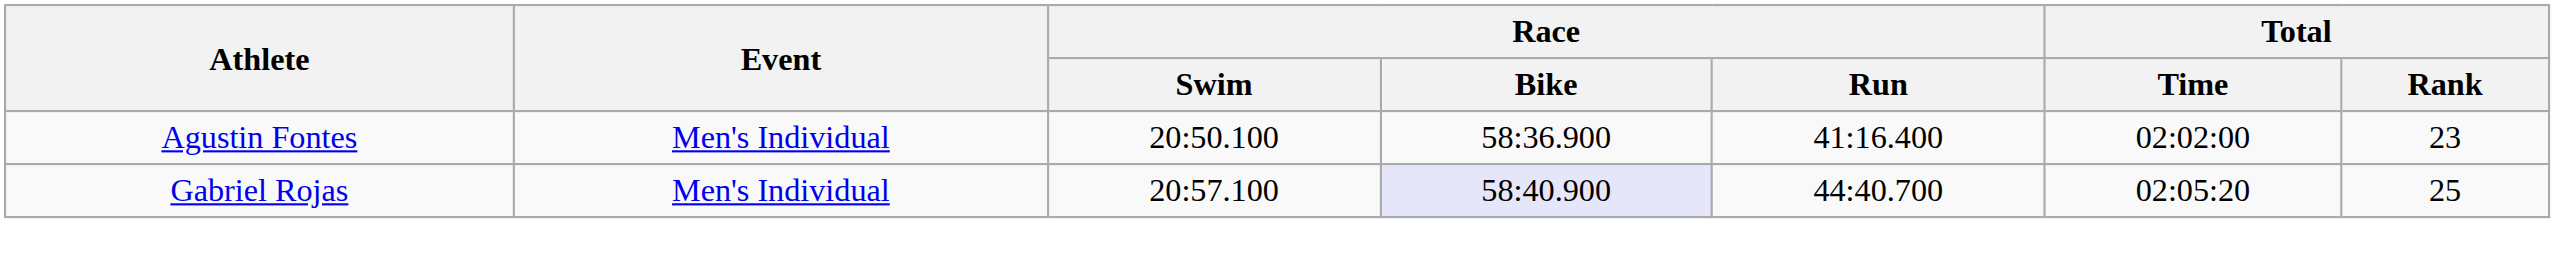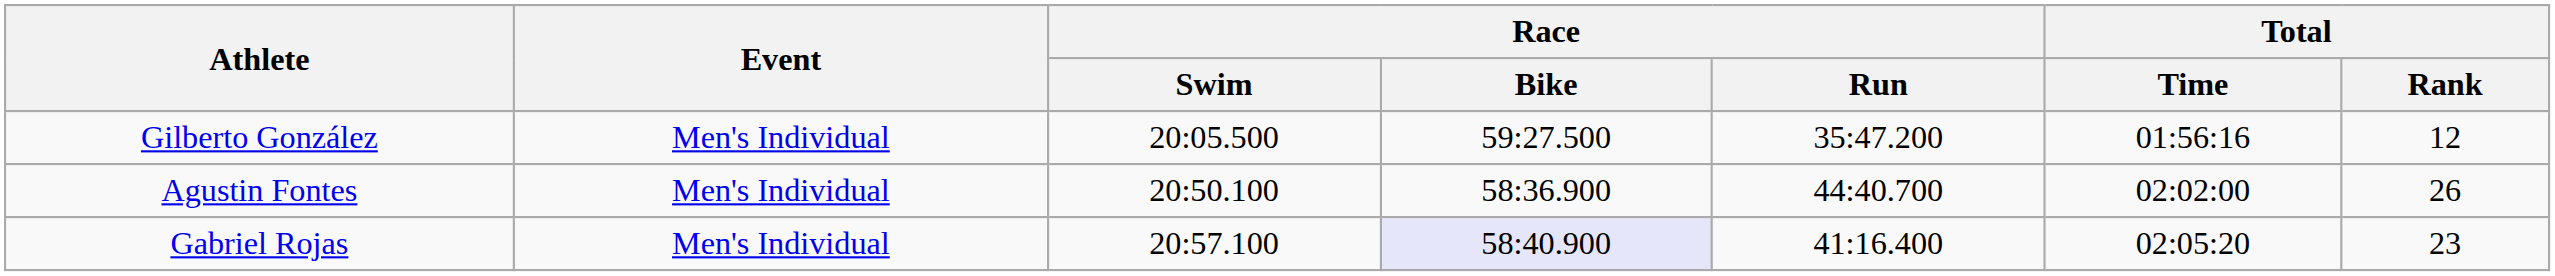+ row: (259, 137)
(1878, 137) 41:16.400 -> (1878, 190) 44:40.700
(2445, 137) 23 -> (2445, 190) 26
(1878, 190) 44:40.700 -> (1878, 243) 41:16.400
(2445, 190) 25 -> (2445, 243) 23
